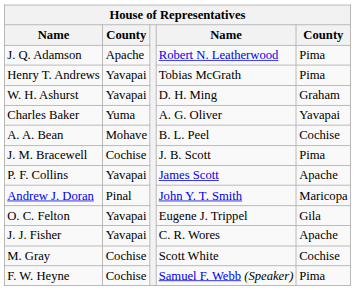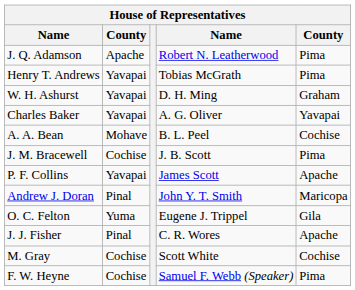(120, 115) Yuma -> (126, 115) Yavapai
(126, 215) Yavapai -> (120, 215) Yuma
(126, 235) Yavapai -> (119, 235) Pinal
